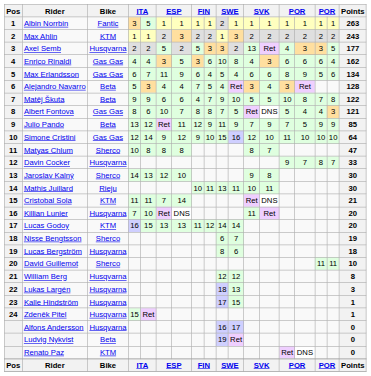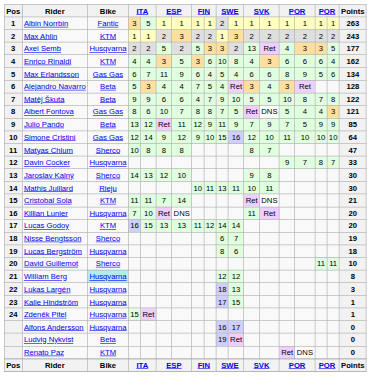(108, 61) Gas Gas -> (108, 61) KTM
(108, 276) no background -> (108, 276) paleturquoise background
